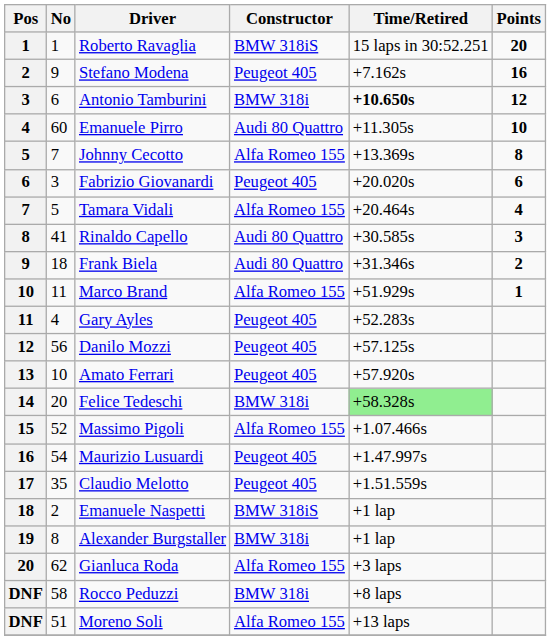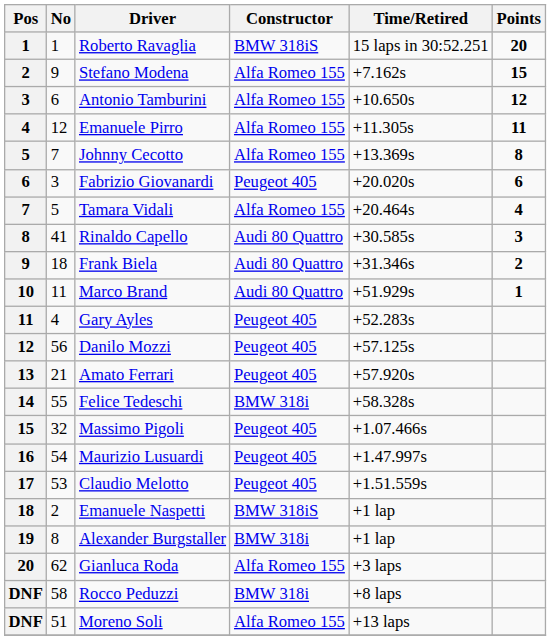(275, 72) Peugeot 405 -> (289, 72) Alfa Romeo 155
(519, 72) 16 -> (519, 72) 15
(271, 100) BMW 318i -> (289, 100) Alfa Romeo 155
(384, 100) bold -> (384, 100) normal
(59, 127) 60 -> (59, 127) 12
(289, 127) Audi 80 Quattro -> (289, 127) Alfa Romeo 155
(519, 127) 10 -> (519, 127) 11
(289, 292) Alfa Romeo 155 -> (289, 292) Audi 80 Quattro
(59, 374) 10 -> (59, 374) 21
(59, 401) 20 -> (59, 401) 55
(384, 401) lightgreen background -> (384, 401) no background
(59, 429) 52 -> (59, 429) 32
(289, 429) Alfa Romeo 155 -> (275, 429) Peugeot 405
(59, 484) 35 -> (59, 484) 53
